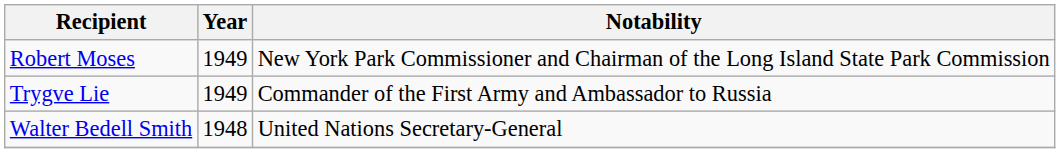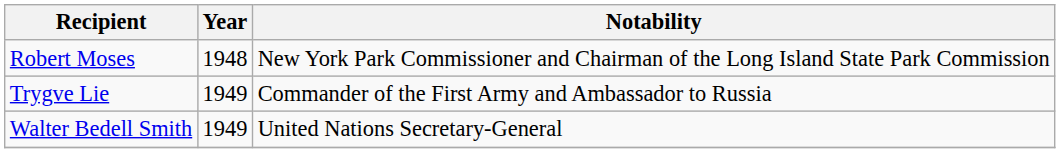(225, 57) 1949 -> (225, 57) 1948
(225, 128) 1948 -> (225, 128) 1949
